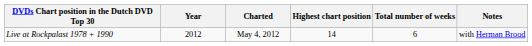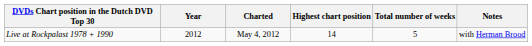(415, 34) 6 -> (415, 34) 5
